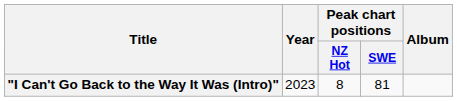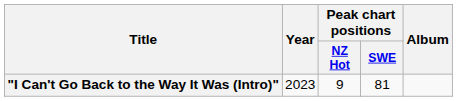(340, 85) 8 -> (340, 85) 9
